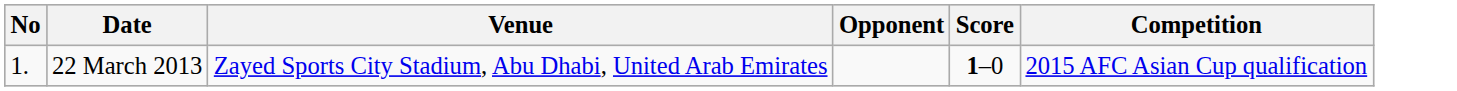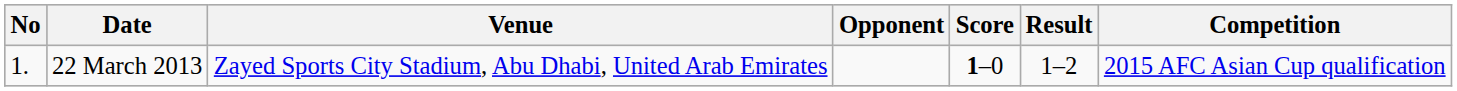+ column: (1059, 24)
